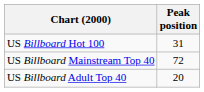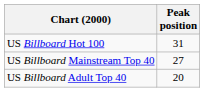(178, 60) 72 -> (178, 60) 27
